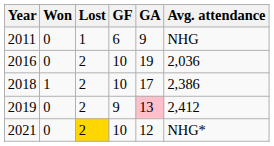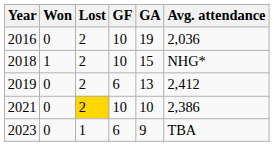- row: (22, 38)
(146, 84) 17 -> (146, 61) 15
(184, 84) 2,386 -> (187, 61) NHG*
(116, 107) 9 -> (116, 84) 6
(146, 107) pink background -> (146, 84) no background
(146, 130) 12 -> (146, 107) 10
(187, 130) NHG* -> (184, 107) 2,386
+ row: (22, 130)
